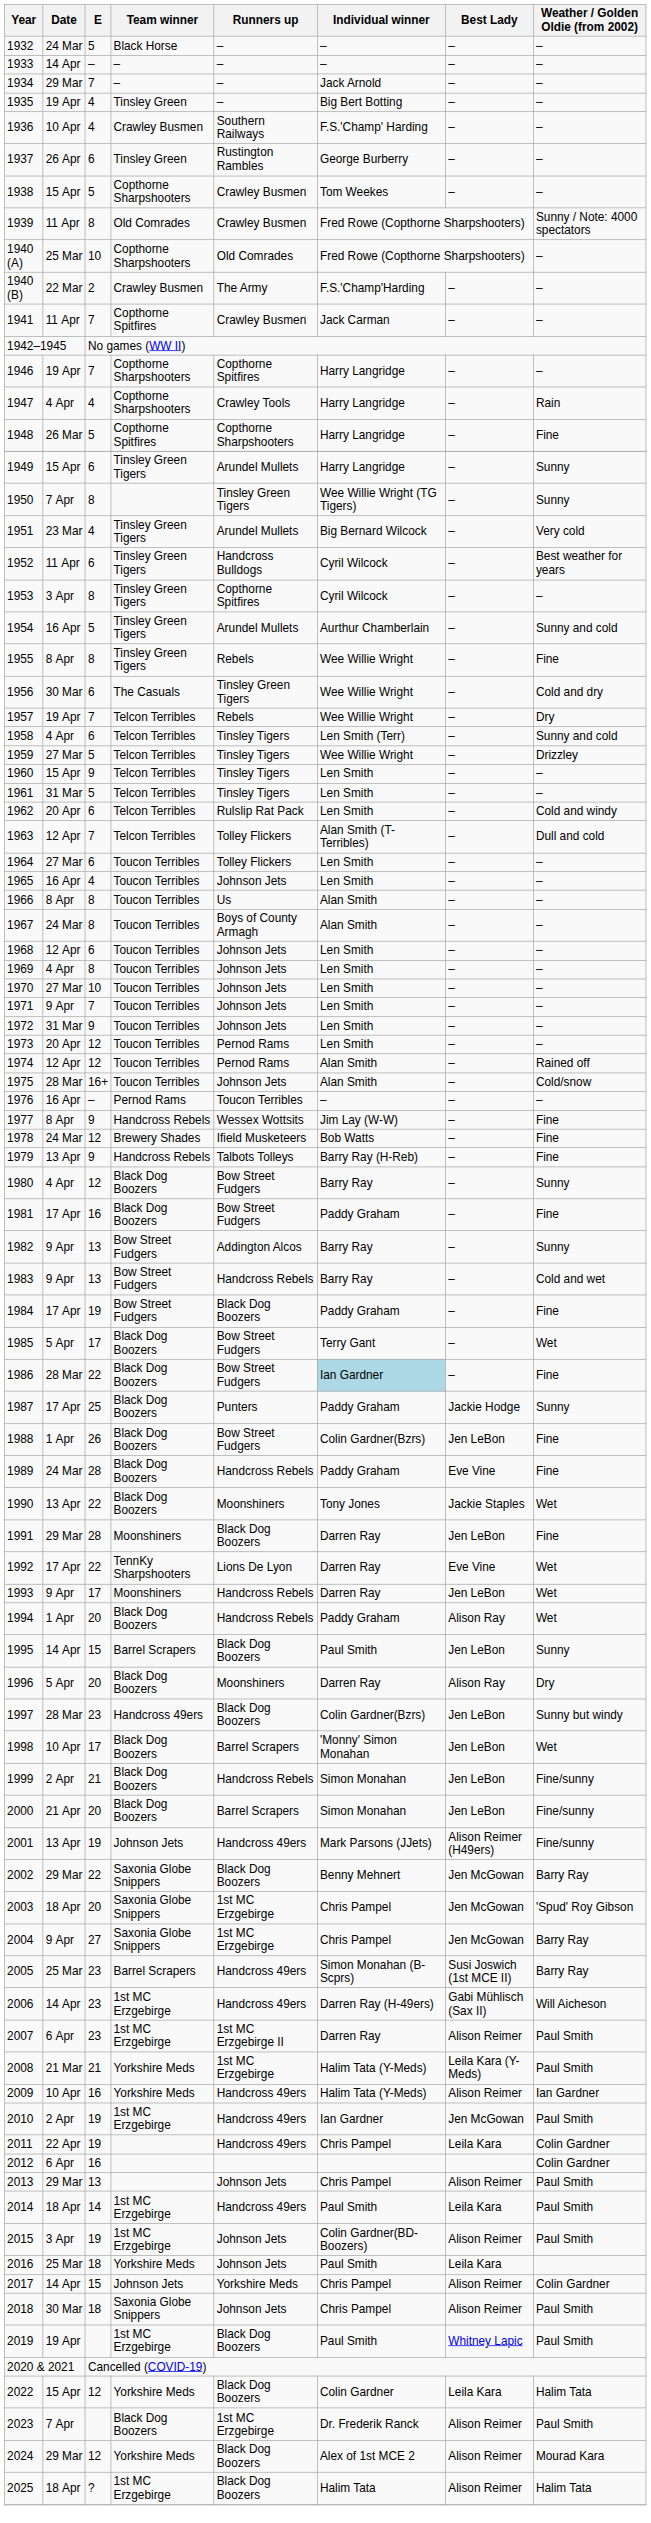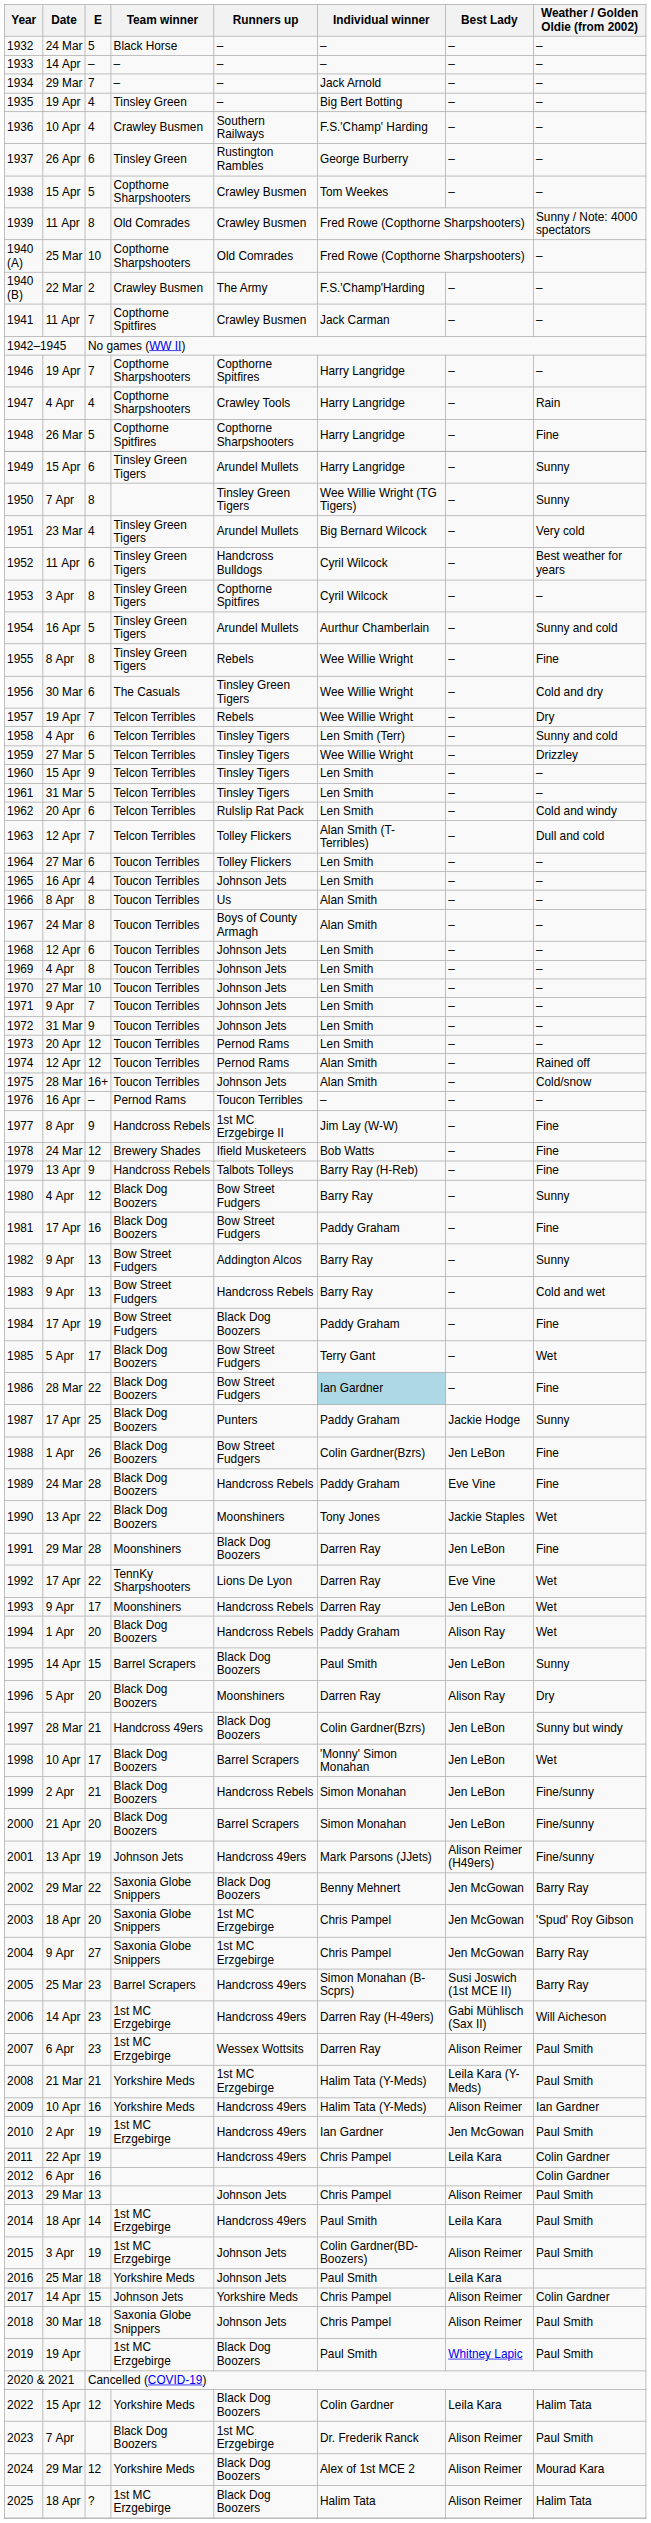(260, 1119) Wessex Wottsits -> (250, 1126) 1st MC Erzgebirge II
(95, 1715) 23 -> (95, 1728) 21
(250, 2036) 1st MC Erzgebirge II -> (260, 2049) Wessex Wottsits
